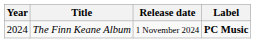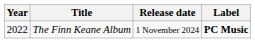(17, 29) 2024 -> (17, 29) 2022
